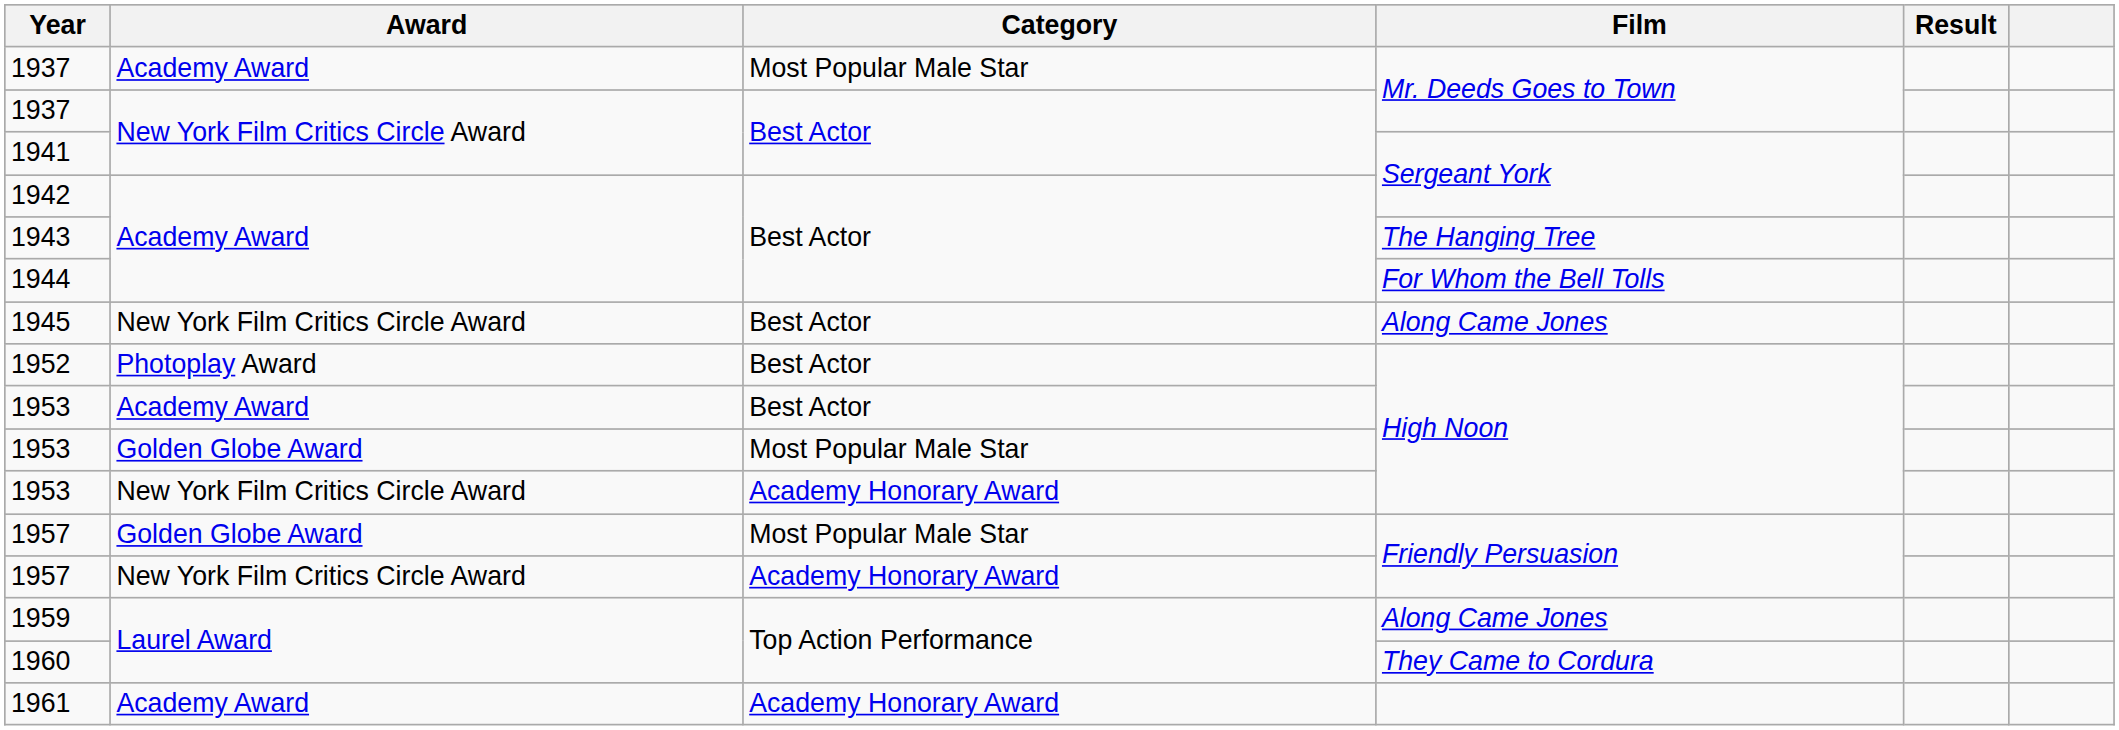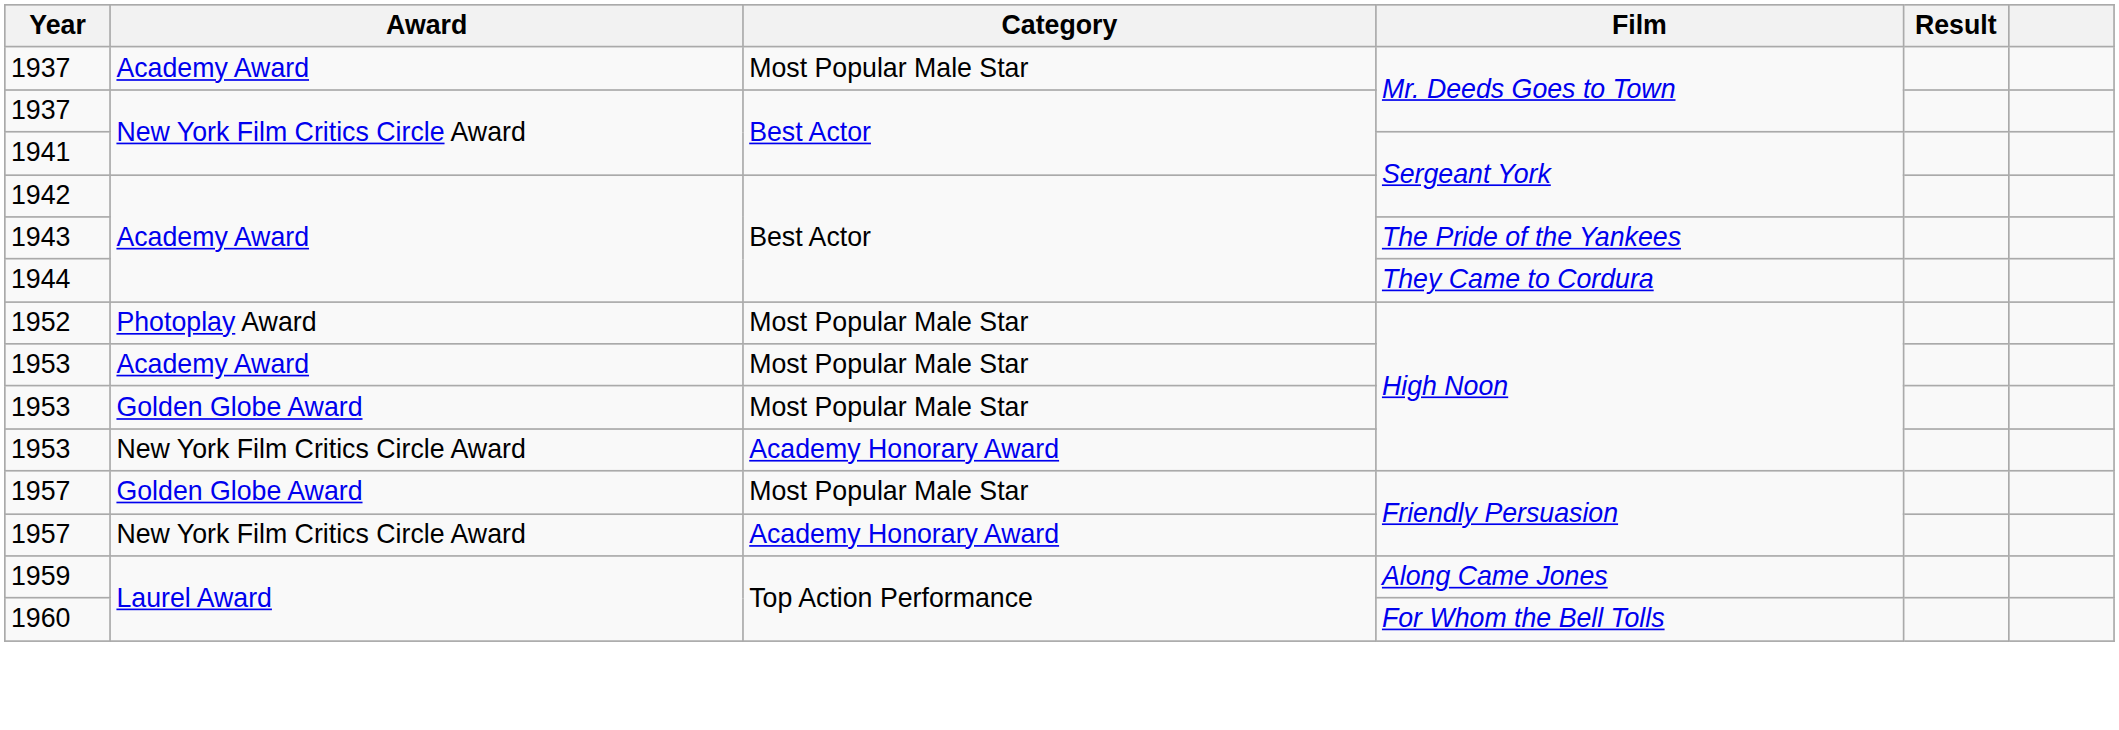(1489, 237) The Hanging Tree -> (1531, 237) The Pride of the Yankees
(1523, 279) For Whom the Bell Tolls -> (1518, 279) They Came to Cordura
- row: (41, 322)
(810, 364) Best Actor -> (889, 322) Most Popular Male Star
(810, 407) Best Actor -> (889, 364) Most Popular Male Star
(1518, 661) They Came to Cordura -> (1523, 618) For Whom the Bell Tolls
- row: (41, 703)
